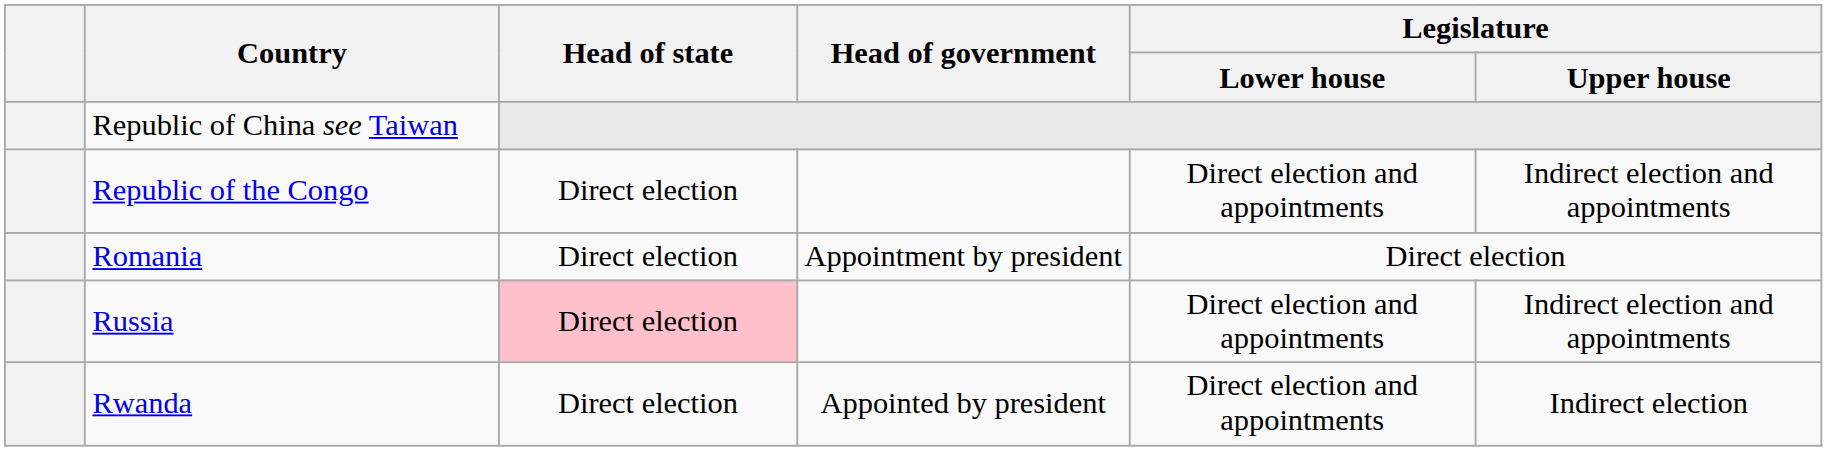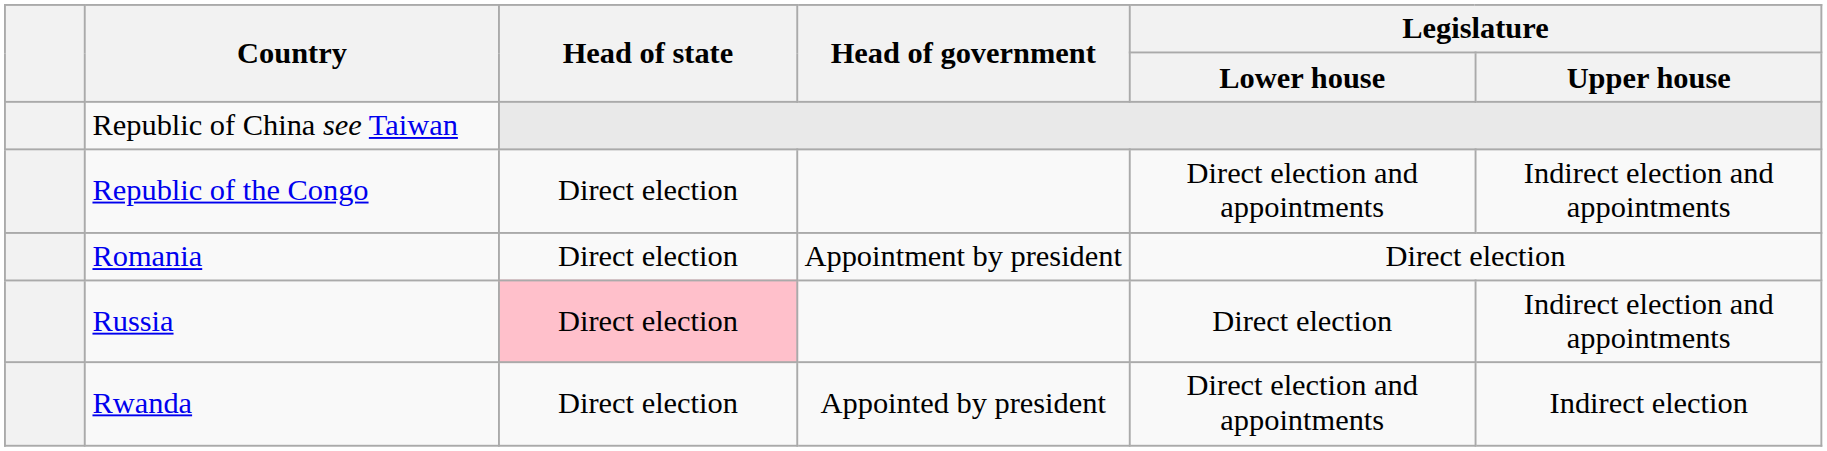(1302, 320) Direct election and appointments -> (1302, 320) Direct election
